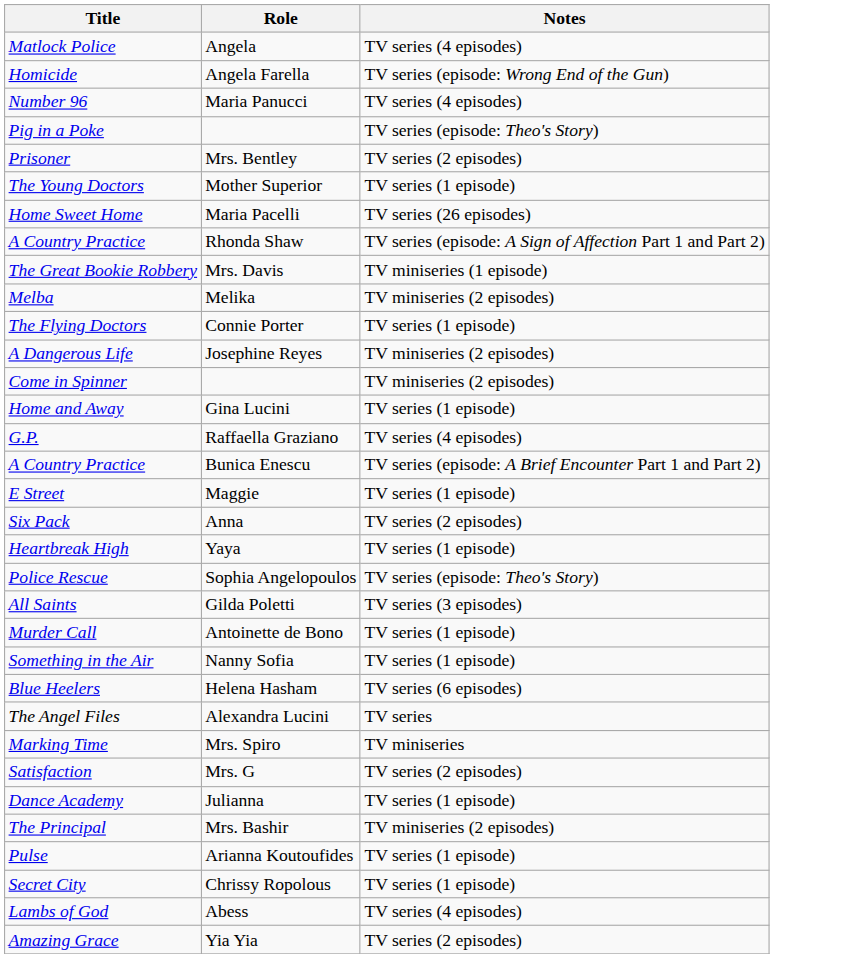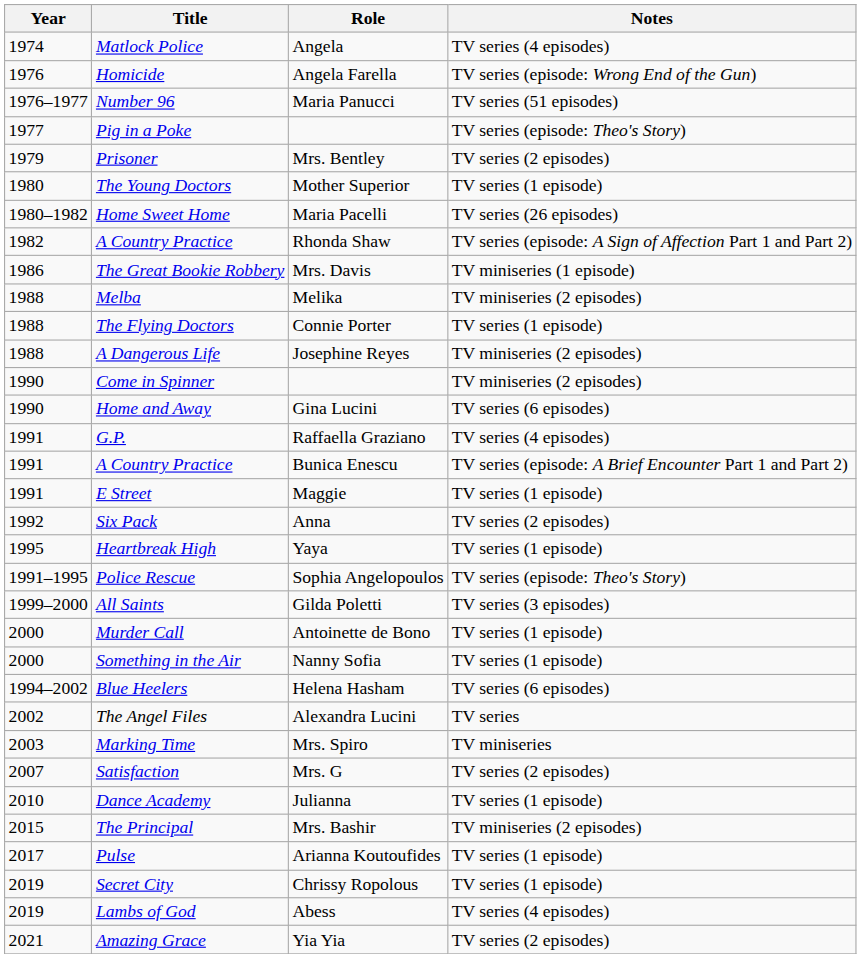+ column: (48, 18)
(443, 102) TV series (4 episodes) -> (535, 102) TV series (51 episodes)
(440, 409) TV series (1 episode) -> (530, 409) TV series (6 episodes)
